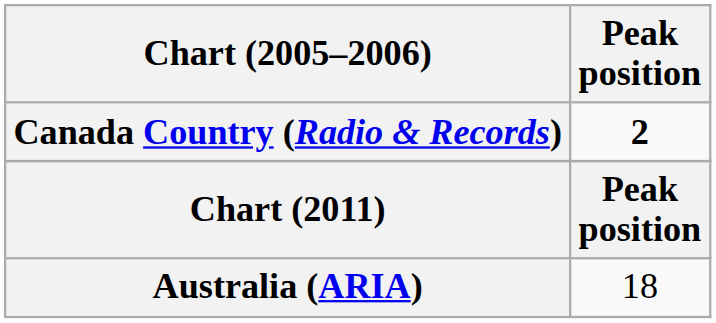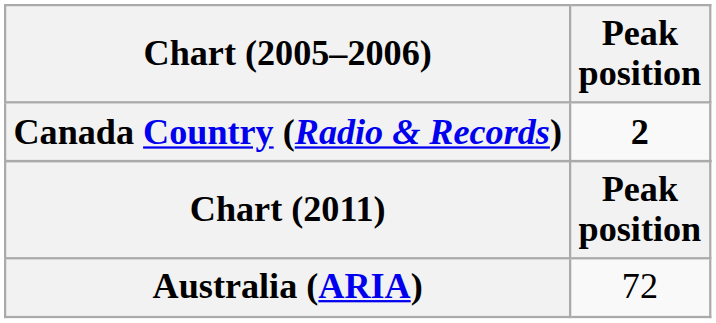(640, 286) 18 -> (640, 286) 72
